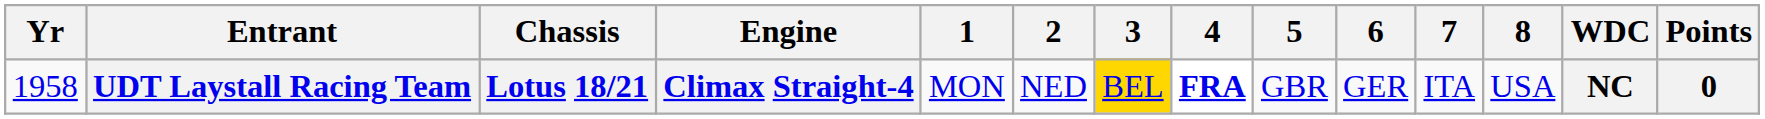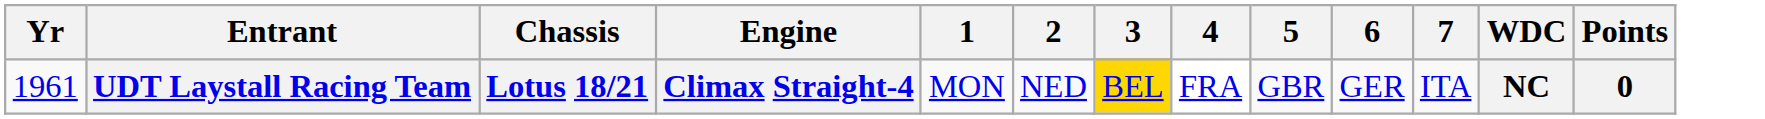- column: (1523, 31)
(45, 85) 1958 -> (45, 85) 1961
(1212, 85) bold -> (1211, 85) normal
